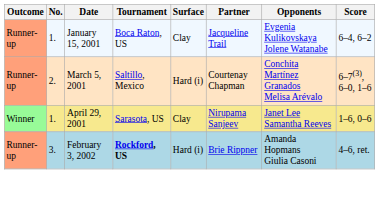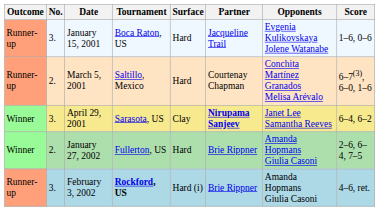(52, 38) 1. -> (52, 38) 3.
(182, 38) Clay -> (182, 38) Hard
(355, 38) 6–4, 6–2 -> (355, 38) 1–6, 0–6
(188, 80) Hard (i) -> (182, 80) Hard
(52, 118) 1. -> (52, 118) 3.
(227, 118) normal -> (229, 118) bold
(355, 118) 1–6, 0–6 -> (355, 118) 6–4, 6–2
+ row: (84, 150)
